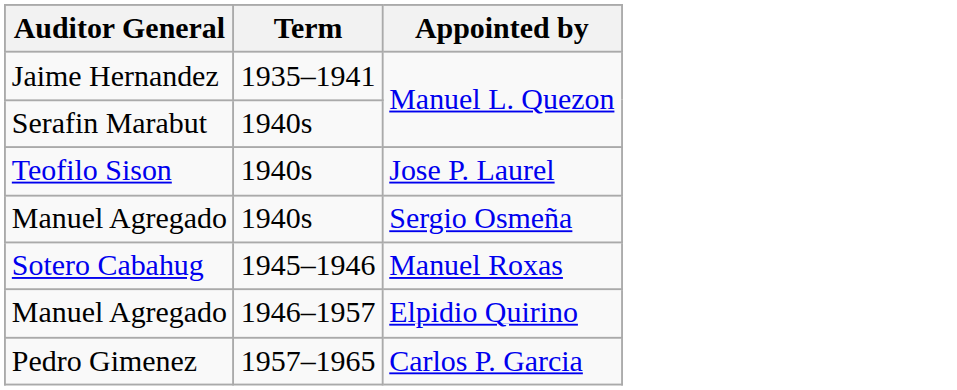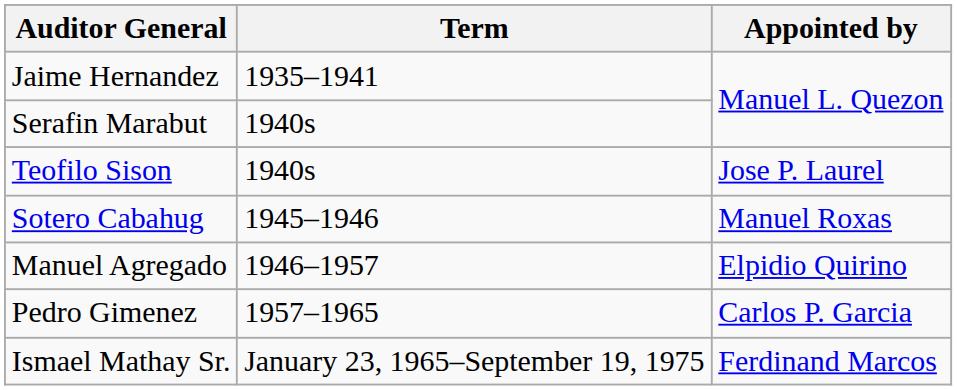- row: (119, 218)
+ row: (121, 360)
